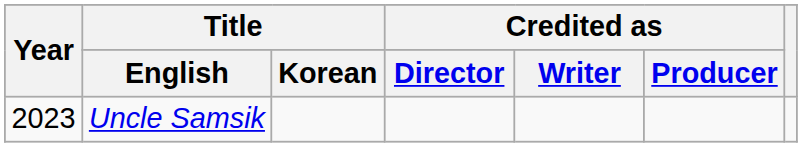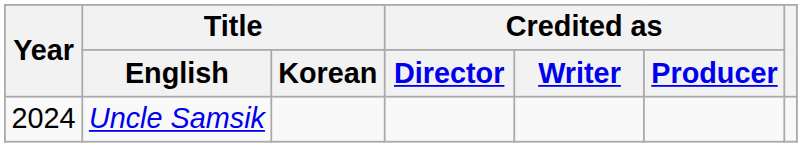(44, 118) 2023 -> (44, 118) 2024
